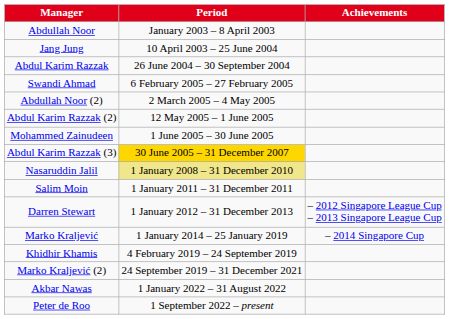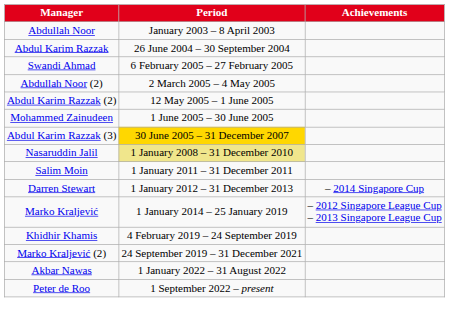- row: (62, 48)
(375, 212) – 2012 Singapore League Cup – 2013 Singapore League Cup -> (375, 188) – 2014 Singapore Cup
(375, 235) – 2014 Singapore Cup -> (375, 212) – 2012 Singapore League Cup – 2013 Singapore League Cup
